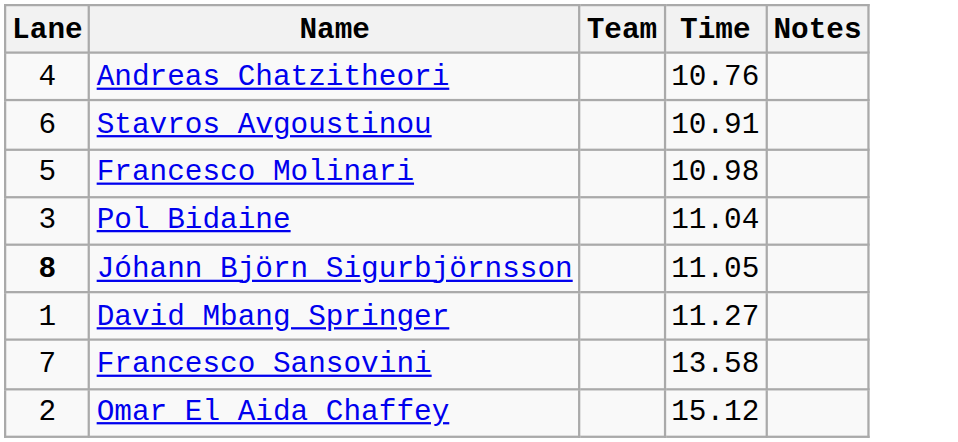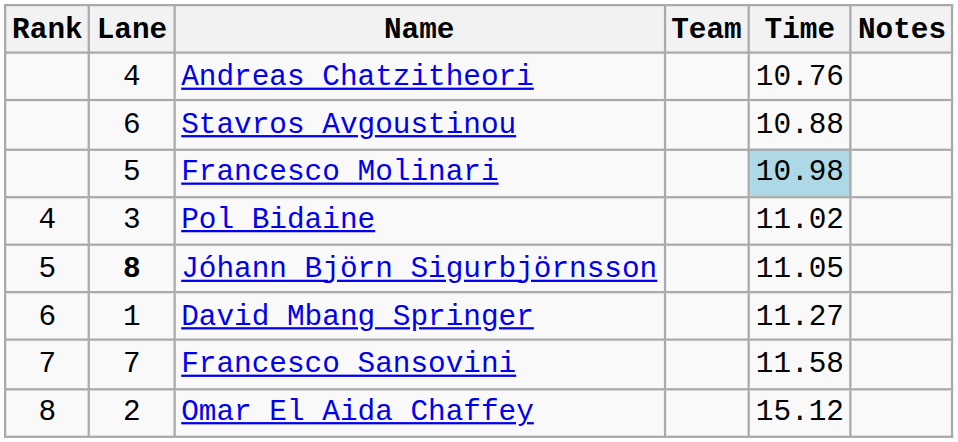+ column: (47, 29)
(715, 125) 10.91 -> (800, 125) 10.88
(715, 173) no background -> (800, 173) lightblue background
(715, 221) 11.04 -> (800, 221) 11.02
(715, 364) 13.58 -> (800, 364) 11.58
